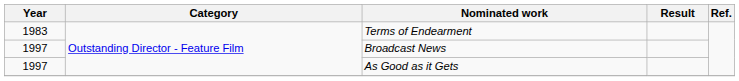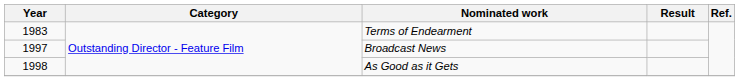(35, 66) 1997 -> (35, 66) 1998
